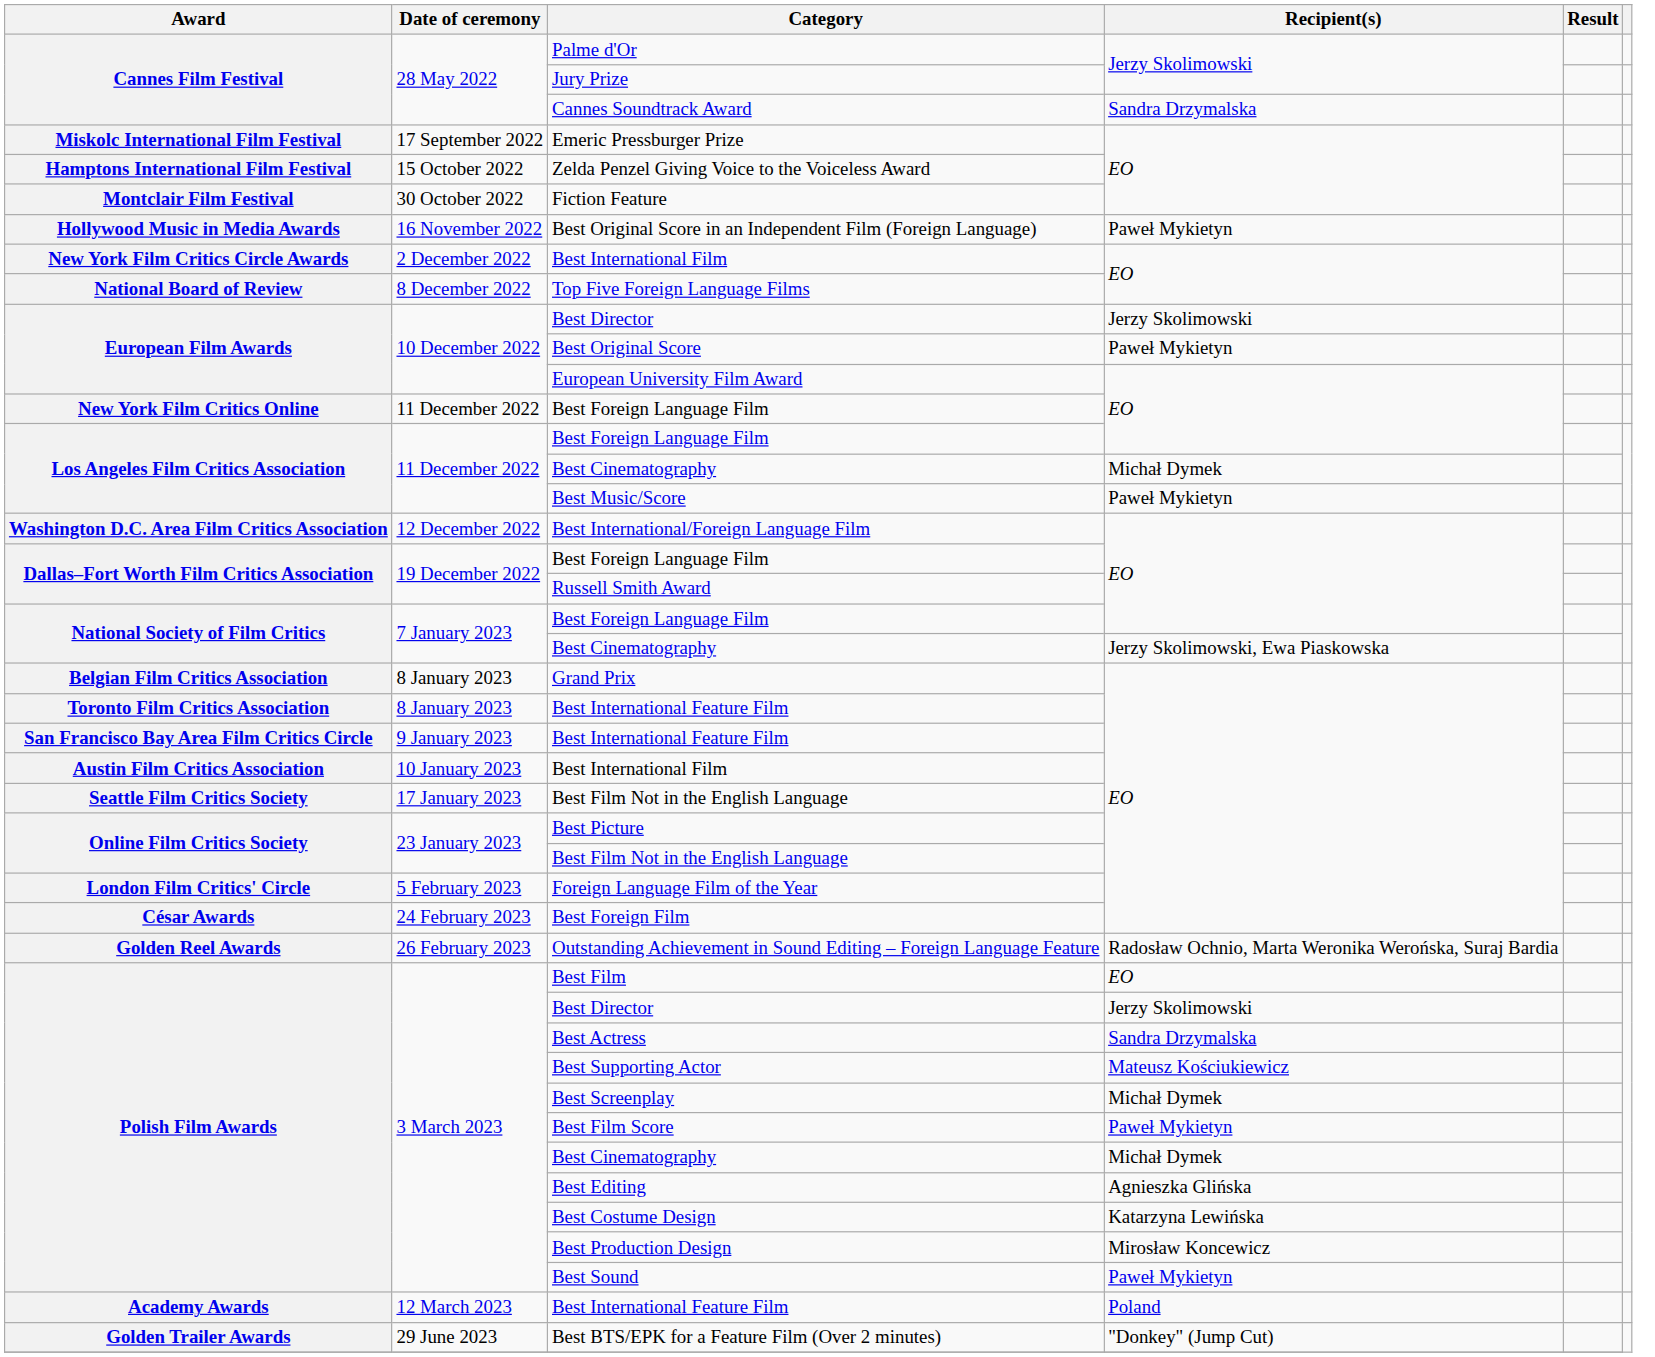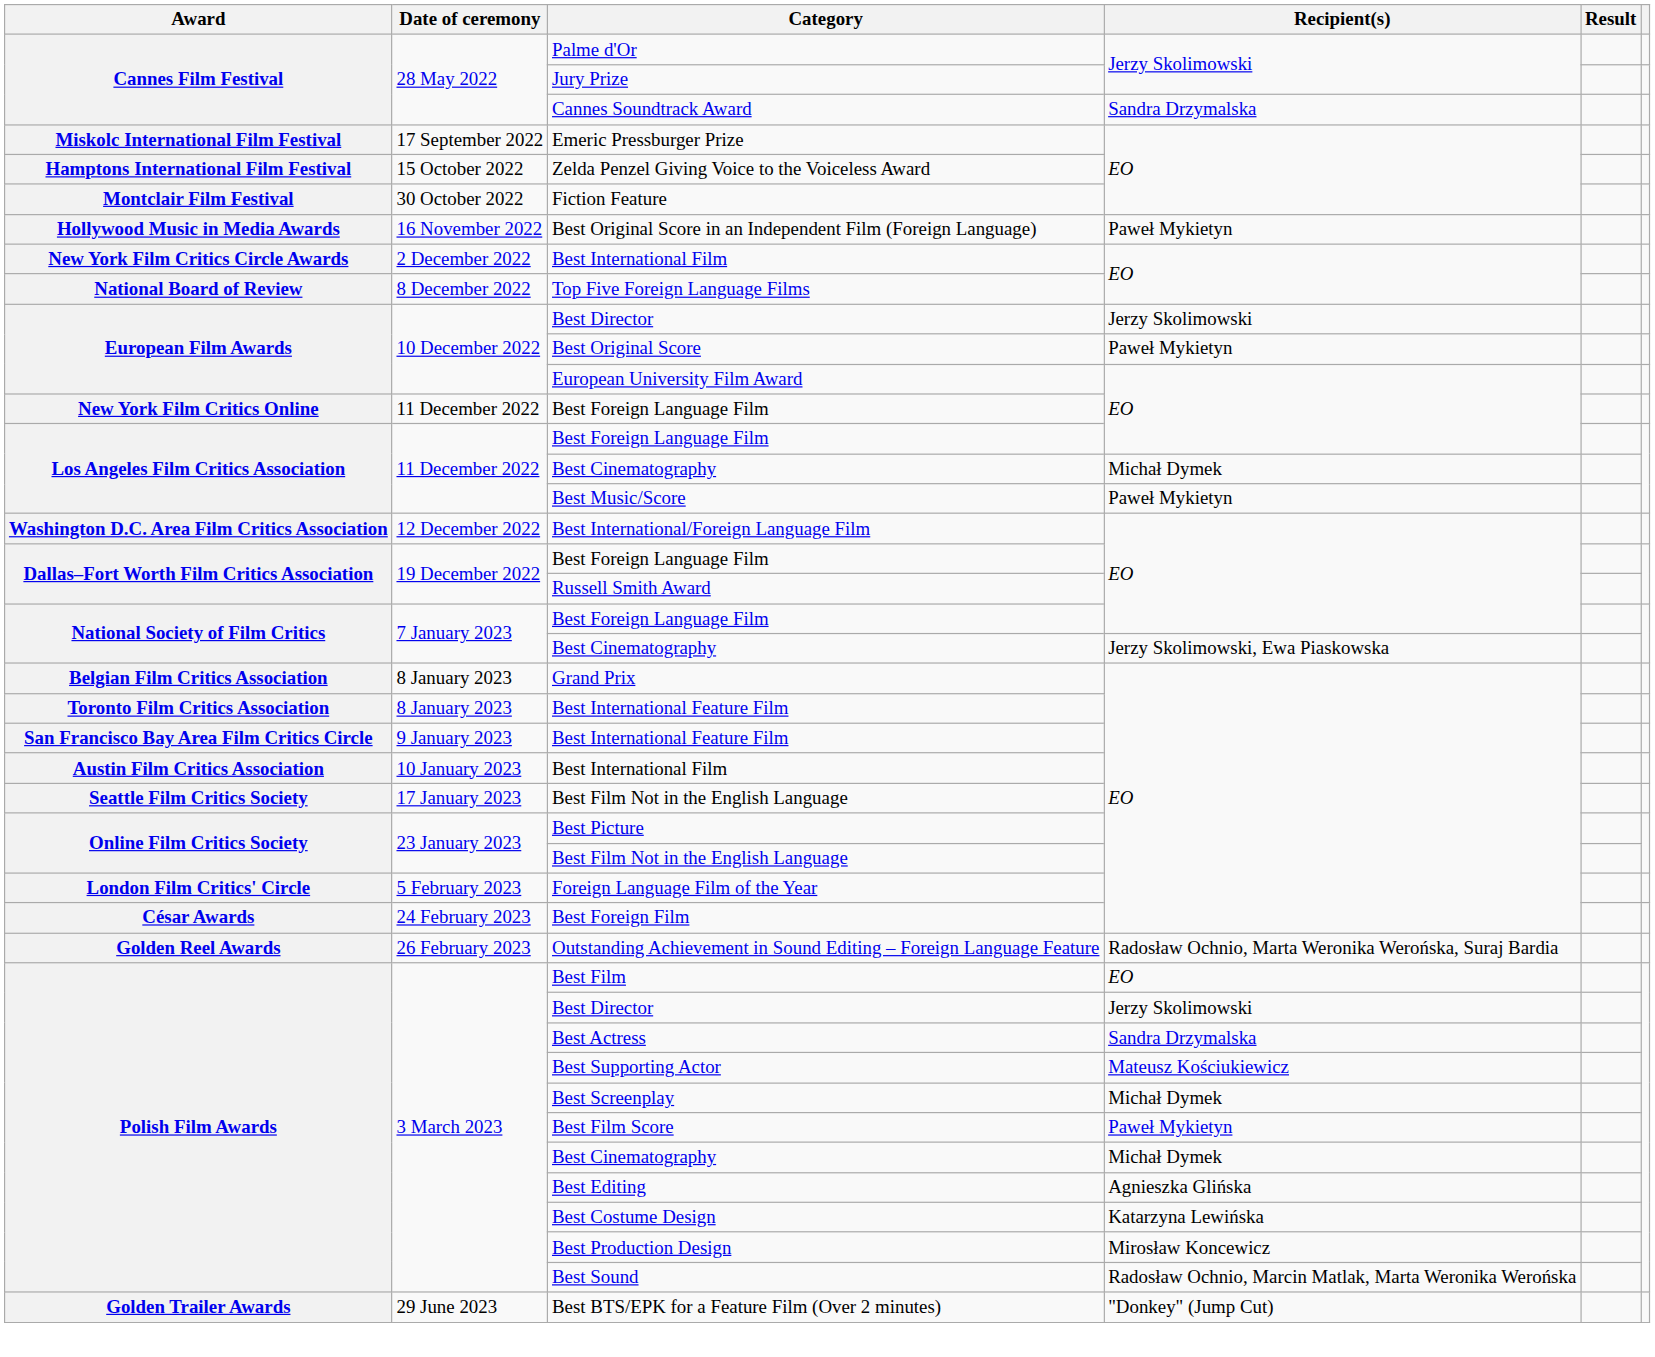(1170, 1277) Paweł Mykietyn -> (1342, 1277) Radosław Ochnio, Marcin Matlak, Marta Weronika Werońska
- row: (198, 1306)
